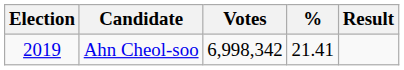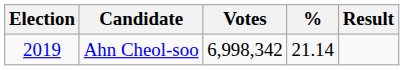(313, 49) 21.41 -> (313, 49) 21.14
